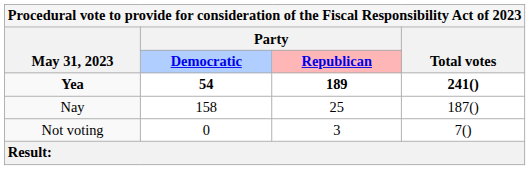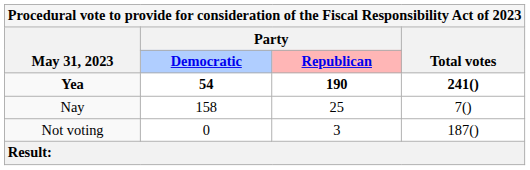(337, 84) 189 -> (337, 84) 190
(463, 107) 187() -> (463, 107) 7()
(463, 130) 7() -> (463, 130) 187()
